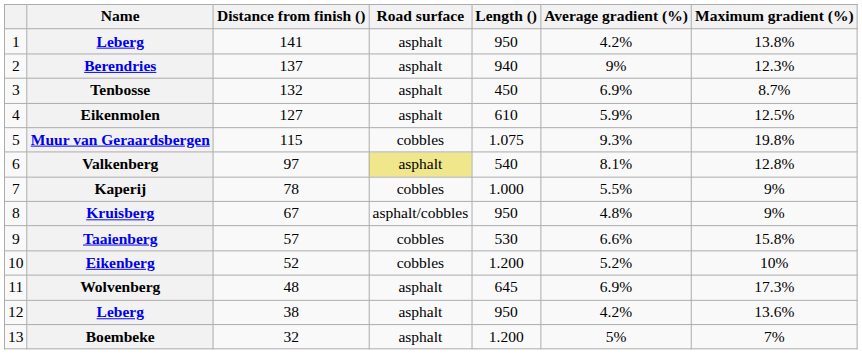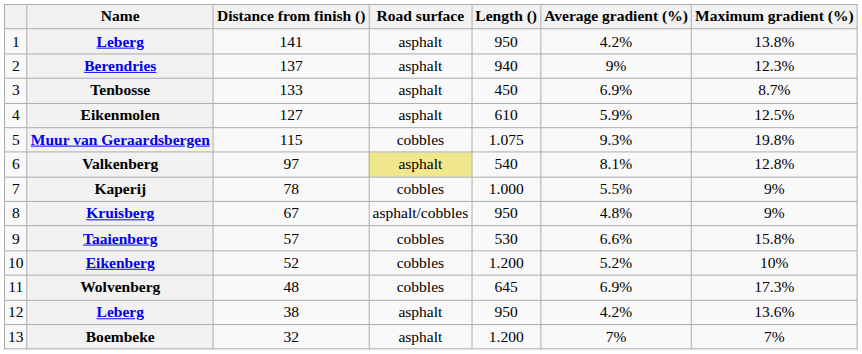(291, 90) 132 -> (291, 90) 133
(420, 287) asphalt -> (420, 287) cobbles
(616, 336) 5% -> (616, 336) 7%
